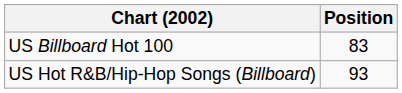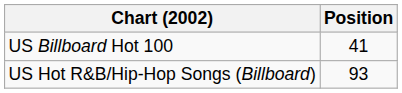(359, 46) 83 -> (359, 46) 41
